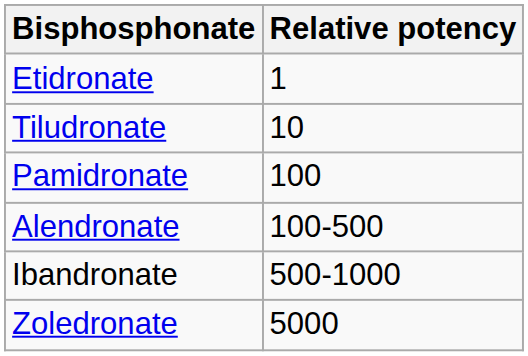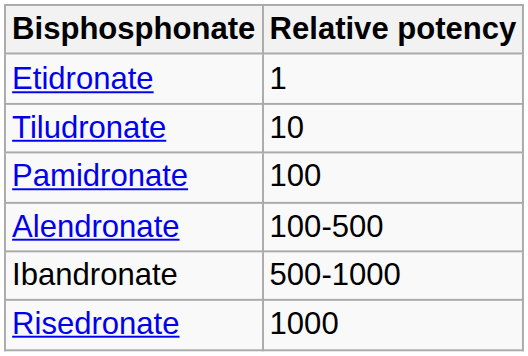+ row: (96, 324)
- row: (95, 324)
